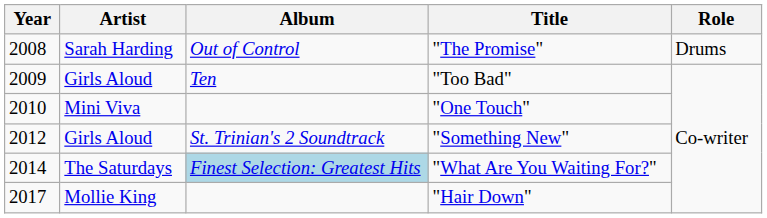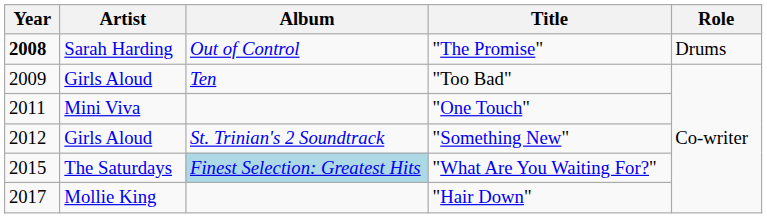(28, 49) normal -> (28, 49) bold
(28, 108) 2010 -> (27, 108) 2011
(28, 167) 2014 -> (28, 167) 2015
